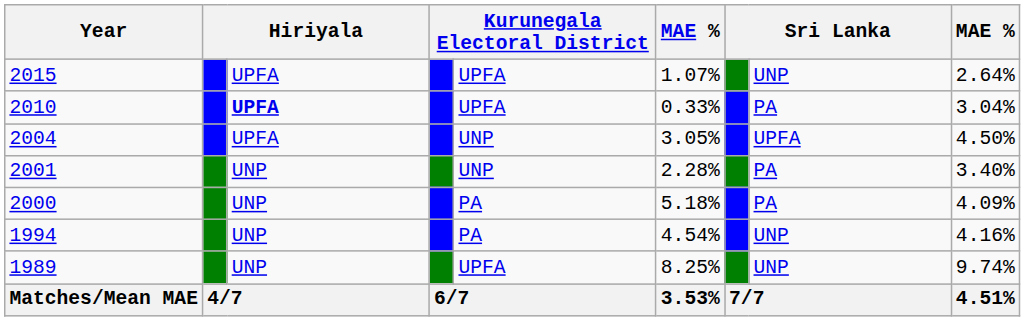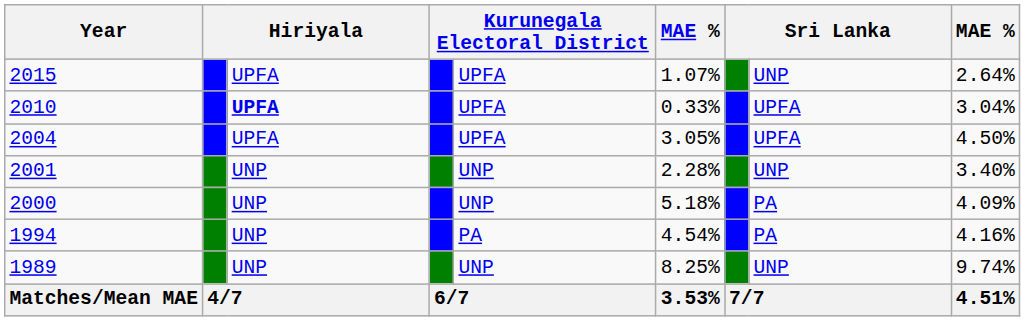(765, 107) PA -> (777, 107) UPFA
(476, 139) UNP -> (482, 139) UPFA
(765, 171) PA -> (771, 171) UNP
(470, 203) PA -> (476, 203) UNP
(771, 235) UNP -> (765, 235) PA
(482, 267) UPFA -> (476, 267) UNP
